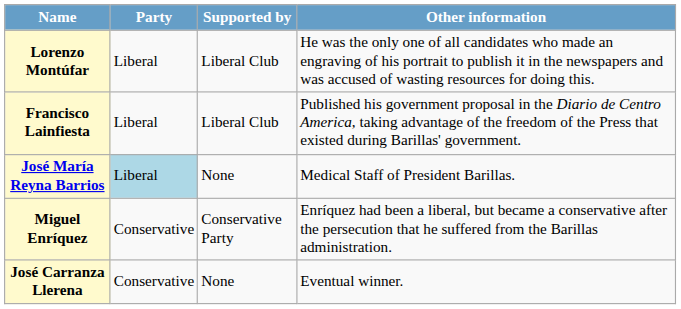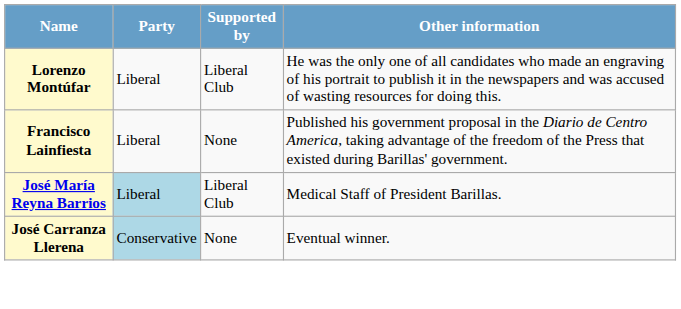(240, 122) Liberal Club -> (221, 140) None
(218, 175) None -> (226, 193) Liberal Club
- row: (57, 228)
(154, 281) no background -> (157, 237) lightblue background
